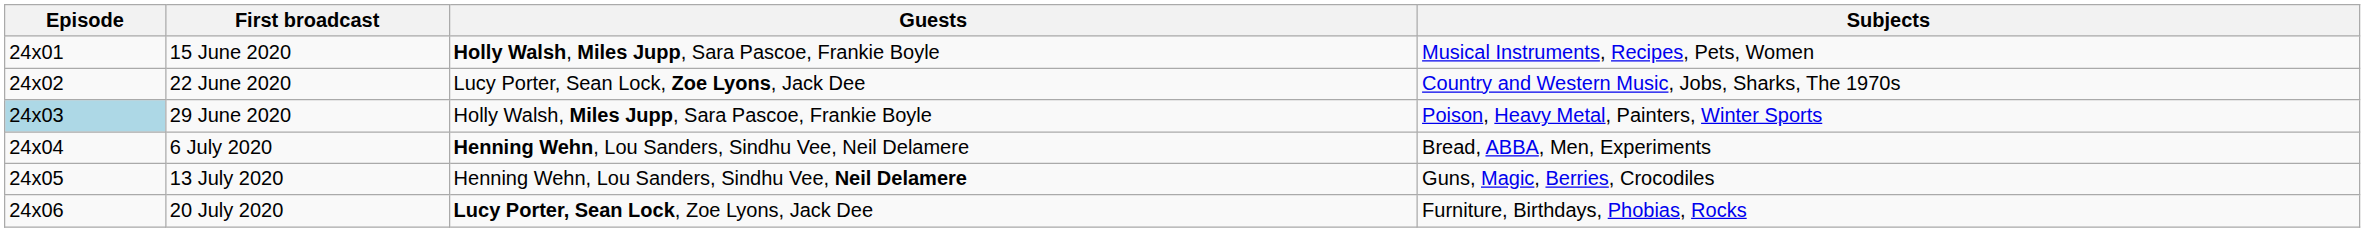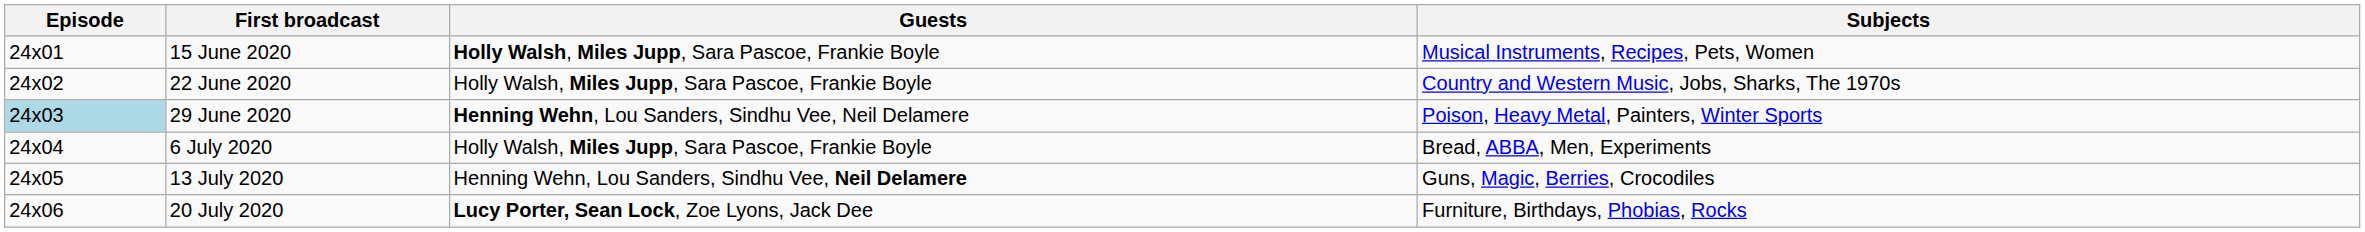(659, 83) Lucy Porter, Sean Lock, Zoe Lyons, Jack Dee -> (693, 83) Holly Walsh, Miles Jupp, Sara Pascoe, Frankie Boyle
(693, 115) Holly Walsh, Miles Jupp, Sara Pascoe, Frankie Boyle -> (711, 115) Henning Wehn, Lou Sanders, Sindhu Vee, Neil Delamere
(711, 147) Henning Wehn, Lou Sanders, Sindhu Vee, Neil Delamere -> (693, 147) Holly Walsh, Miles Jupp, Sara Pascoe, Frankie Boyle
